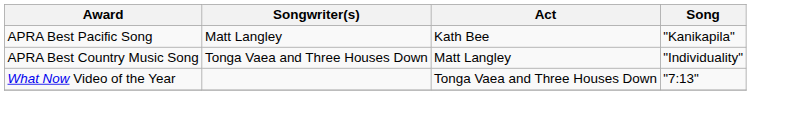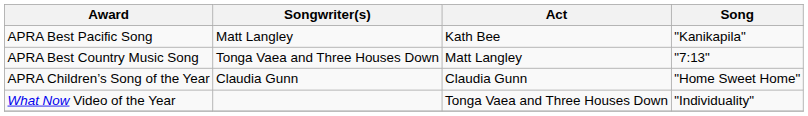(703, 57) "Individuality" -> (692, 57) "7:13"
+ row: (109, 79)
(681, 79) "7:13" -> (714, 100) "Individuality"
